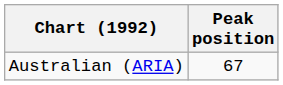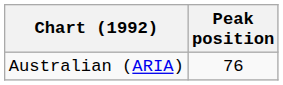(233, 66) 67 -> (233, 66) 76
